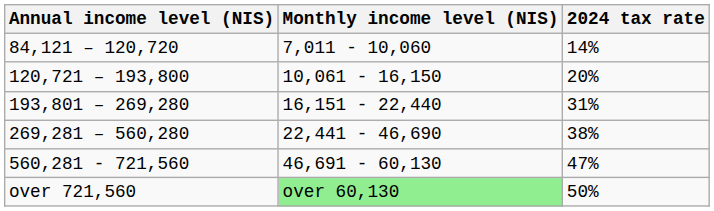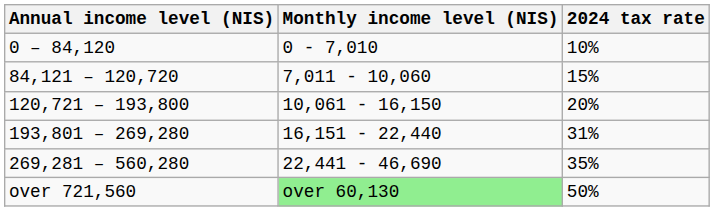+ row: (62, 48)
(583, 48) 14% -> (583, 77) 15%
(583, 134) 38% -> (583, 163) 35%
- row: (99, 163)
